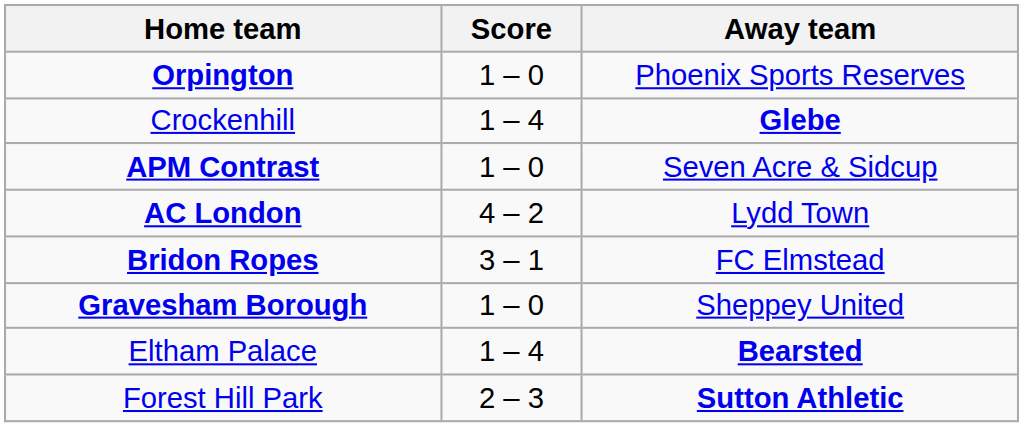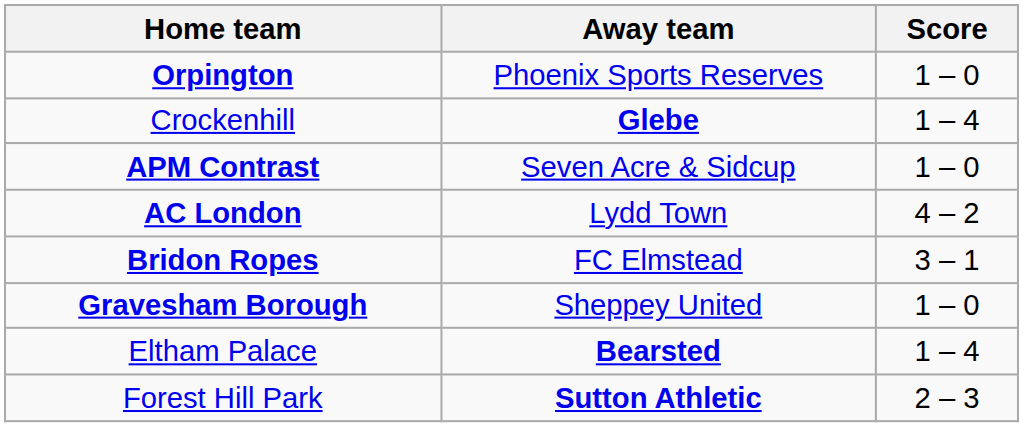columns swapped: (511, 28) <-> (800, 28)
